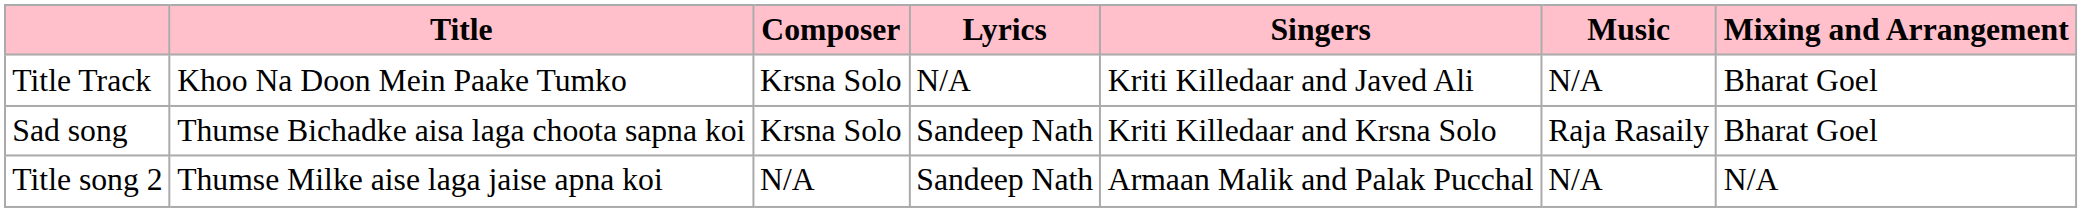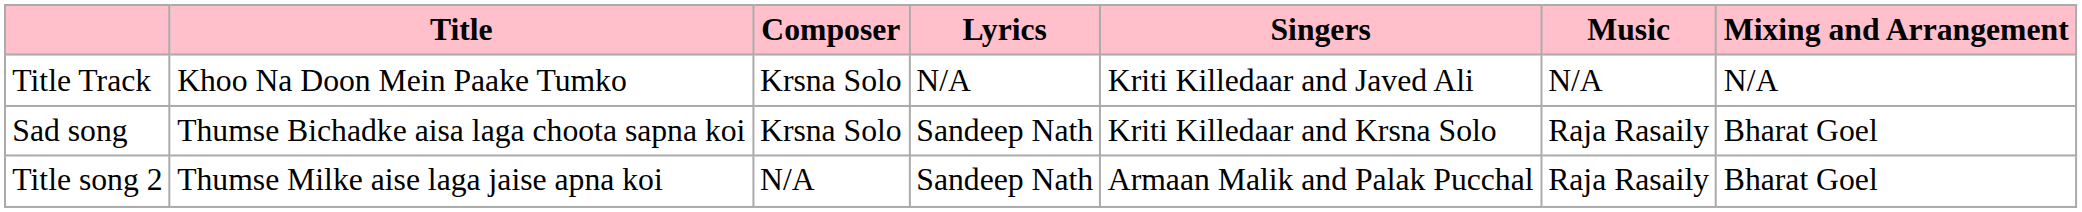(1801, 79) Bharat Goel -> (1751, 79) N/A
(1575, 180) N/A -> (1629, 180) Raja Rasaily
(1751, 180) N/A -> (1801, 180) Bharat Goel
